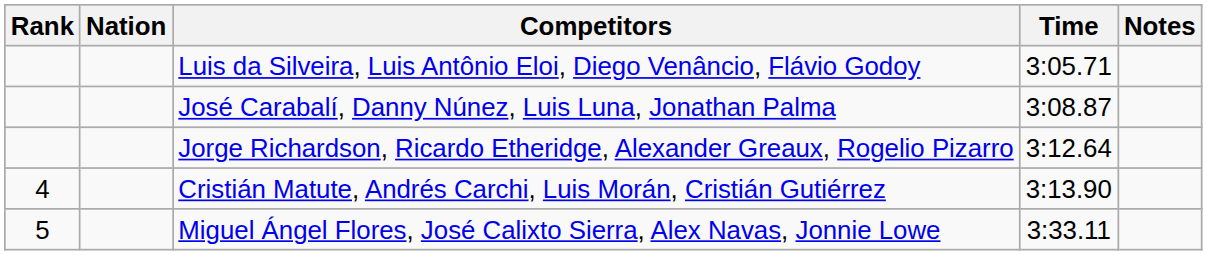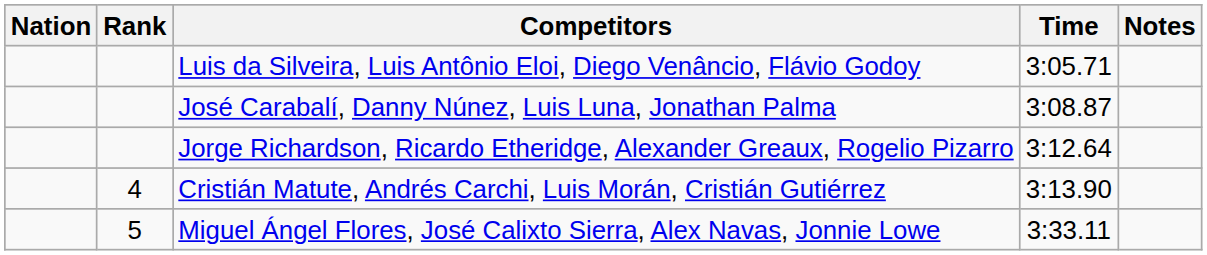columns swapped: (42, 25) <-> (126, 25)
